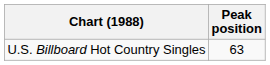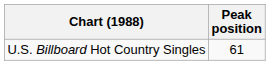(237, 49) 63 -> (237, 49) 61
